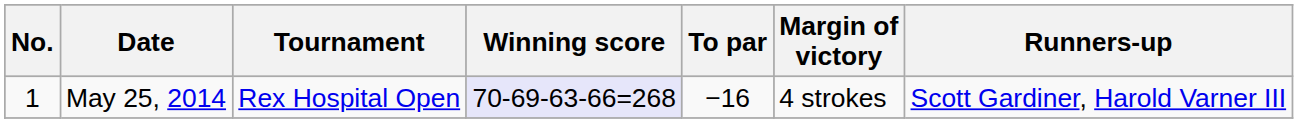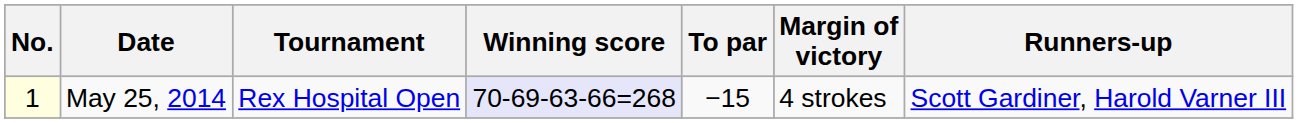(32, 97) no background -> (32, 97) lightyellow background
(728, 97) −16 -> (728, 97) −15
